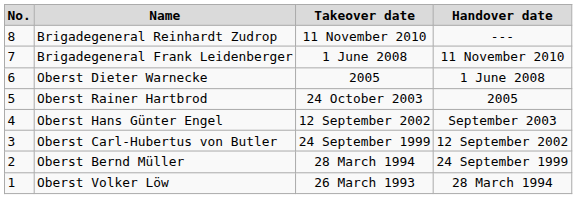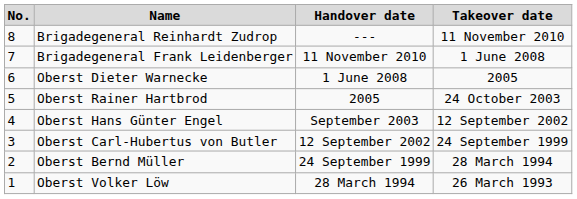columns swapped: (365, 15) <-> (502, 15)
